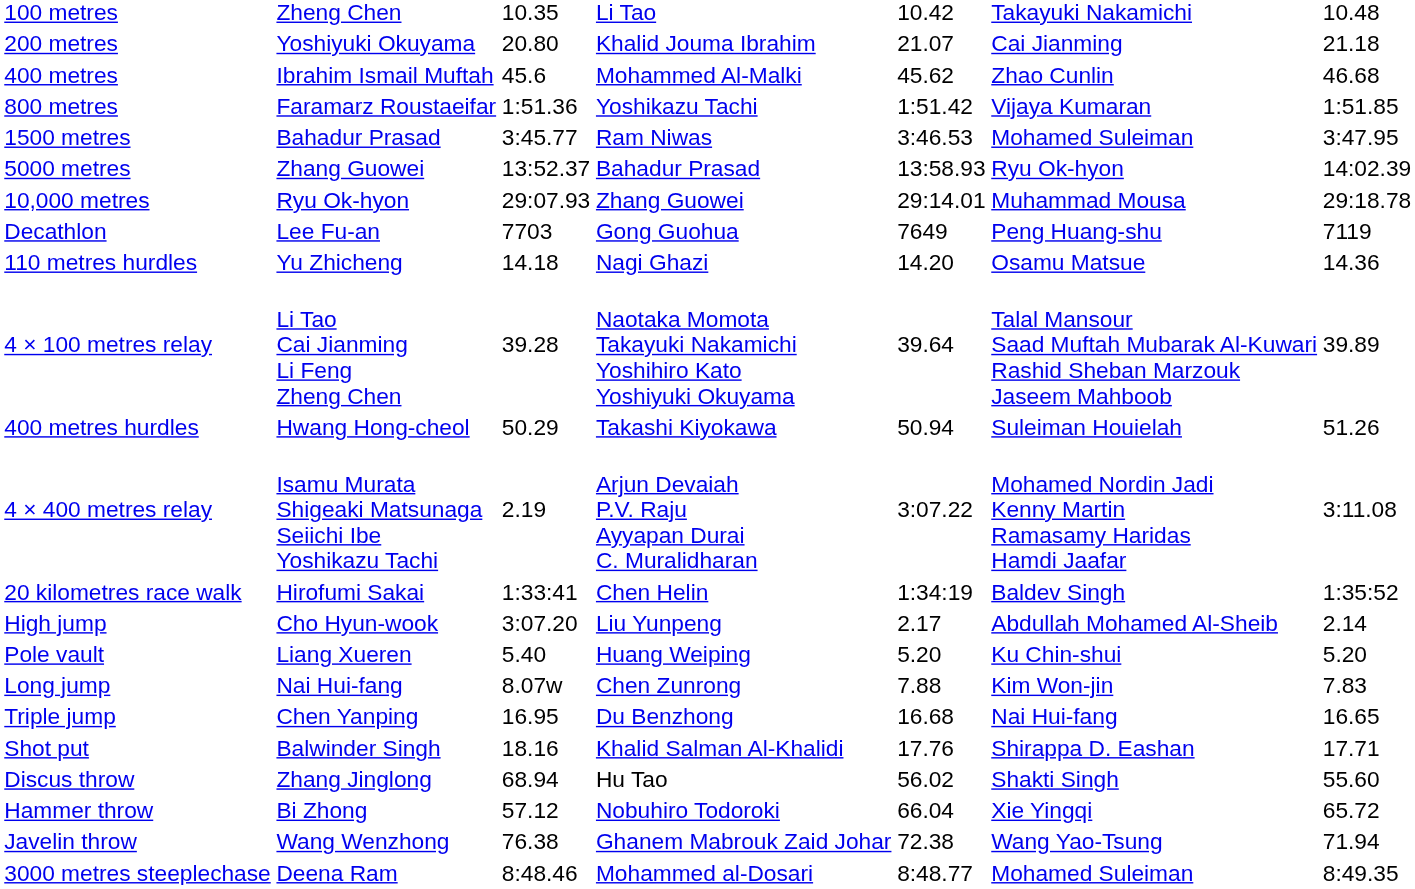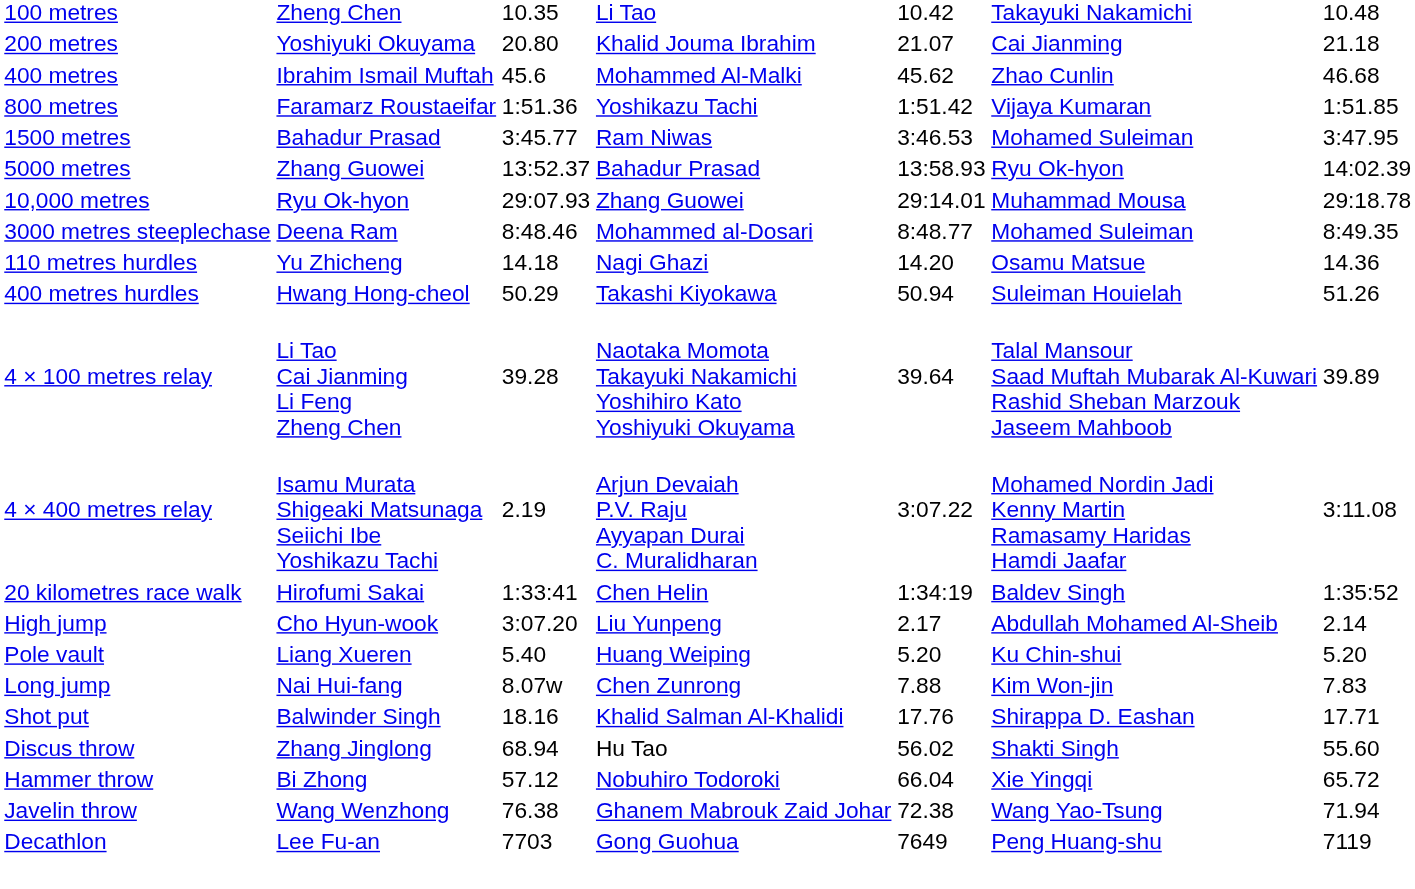rows swapped: (138, 873) <-> (55, 231)
rows swapped: (102, 427) <-> (108, 345)
- row: (60, 717)
